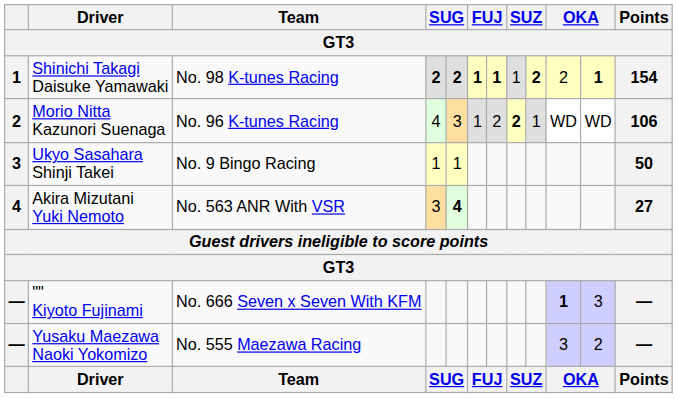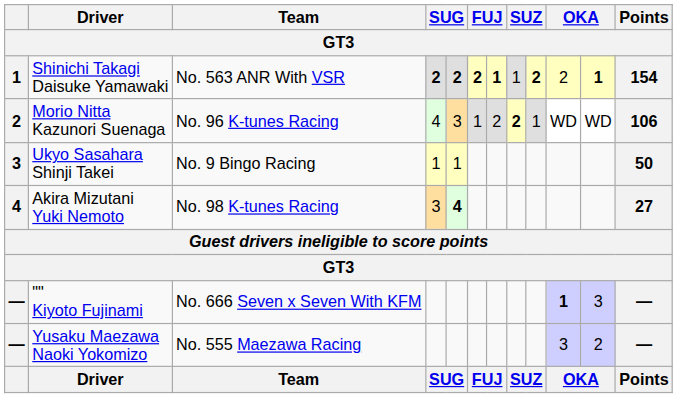(257, 77) No. 98 K-tunes Racing -> (261, 77) No. 563 ANR With VSR
(478, 77) 1 -> (478, 77) 2
(261, 207) No. 563 ANR With VSR -> (257, 207) No. 98 K-tunes Racing
